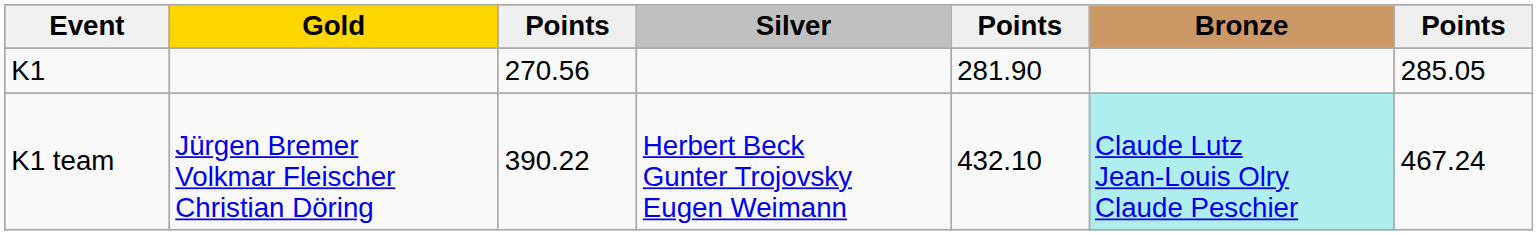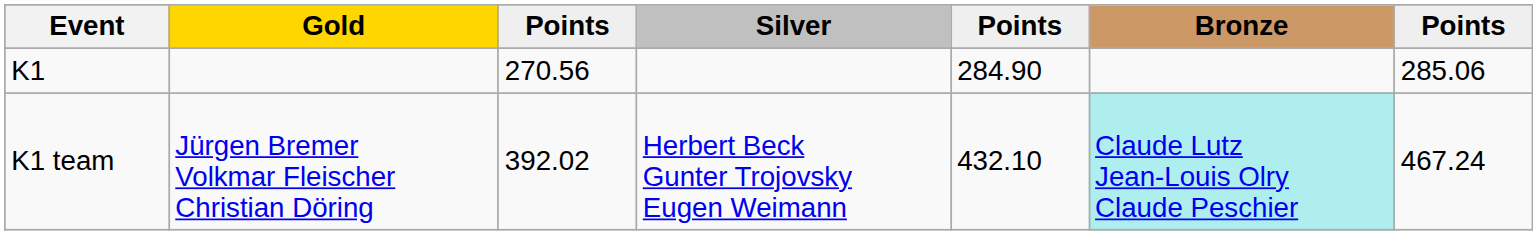(999, 70) 281.90 -> (999, 70) 284.90
(1443, 70) 285.05 -> (1443, 70) 285.06
(547, 160) 390.22 -> (547, 160) 392.02
